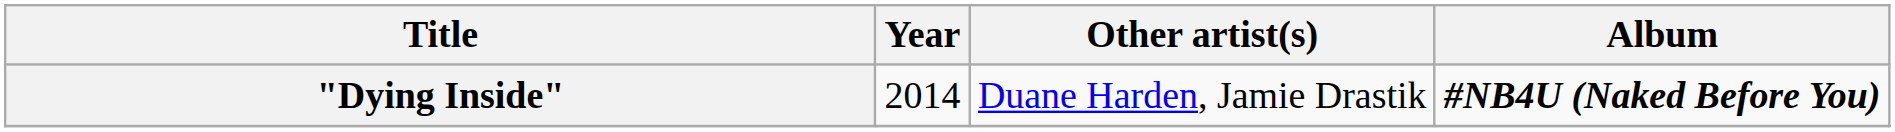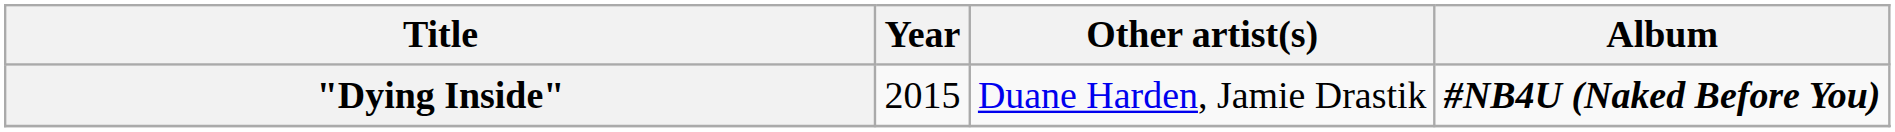(923, 94) 2014 -> (923, 94) 2015
